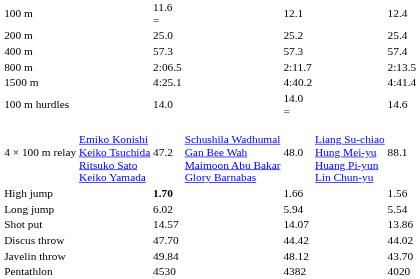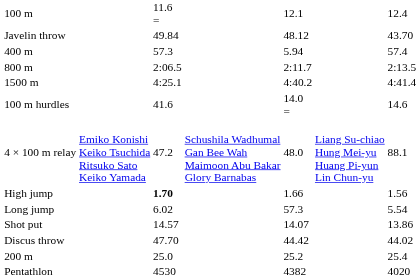rows swapped: (18, 36) <-> (35, 256)
(293, 51) 57.3 -> (293, 51) 5.94
(163, 104) 14.0 -> (163, 104) 41.6
(293, 209) 5.94 -> (293, 209) 57.3
